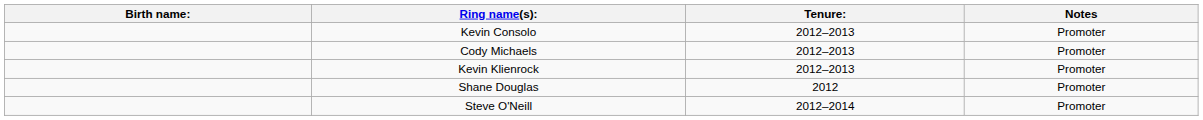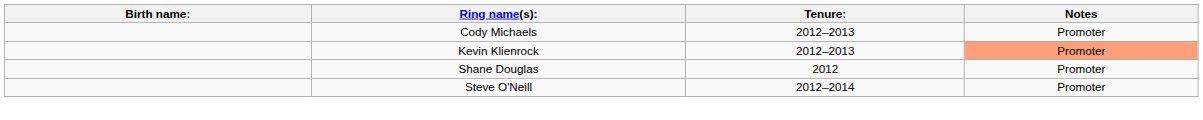- row: (499, 32)
(1081, 69) no background -> (1081, 50) lightsalmon background
